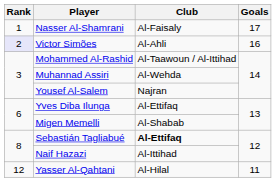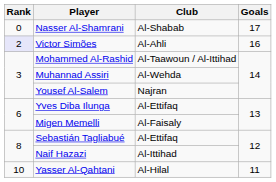(19, 28) 1 -> (19, 28) 0
(159, 28) Al-Faisaly -> (161, 28) Al-Shabab
(161, 122) Al-Shabab -> (159, 122) Al-Faisaly
(160, 138) bold -> (158, 138) normal
(19, 169) 12 -> (19, 169) 10
